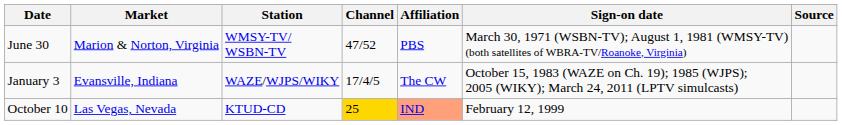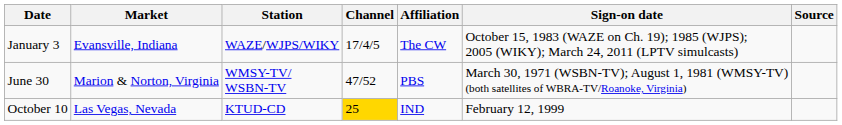rows swapped: (33, 80) <-> (28, 44)
(412, 109) lightsalmon background -> (412, 109) no background
